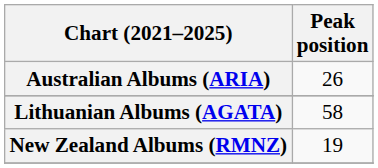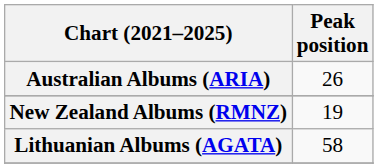rows swapped: (148, 111) <-> (148, 145)
